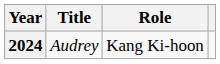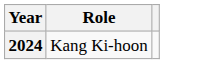- column: (74, 17)
